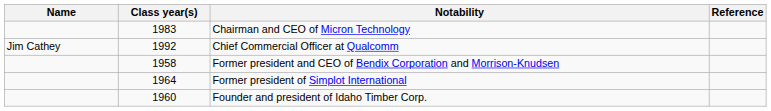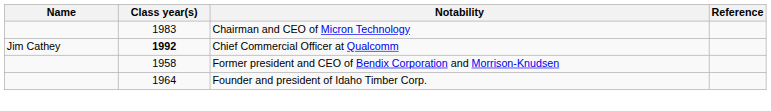(164, 47) normal -> (164, 47) bold
- row: (310, 81)
(164, 98) 1960 -> (164, 81) 1964
